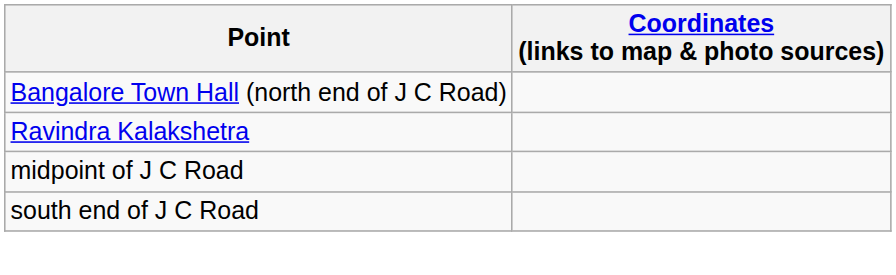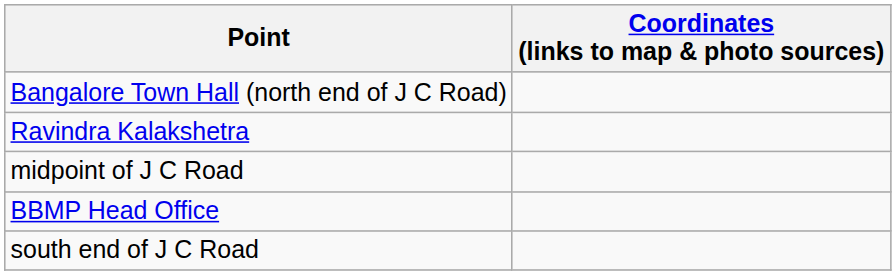+ row: (115, 210)
